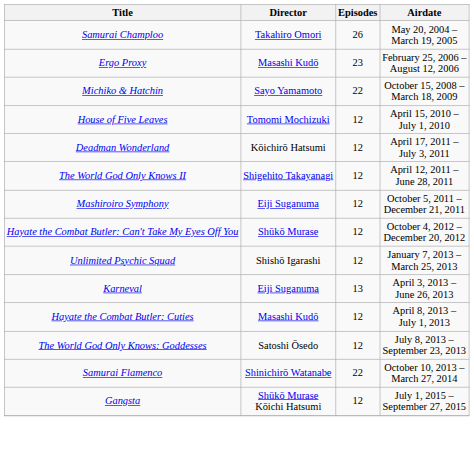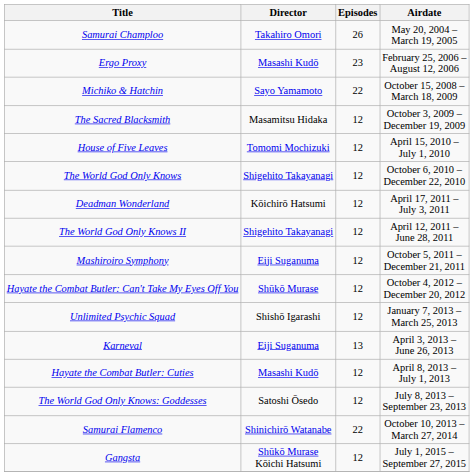+ row: (123, 119)
+ row: (123, 176)
